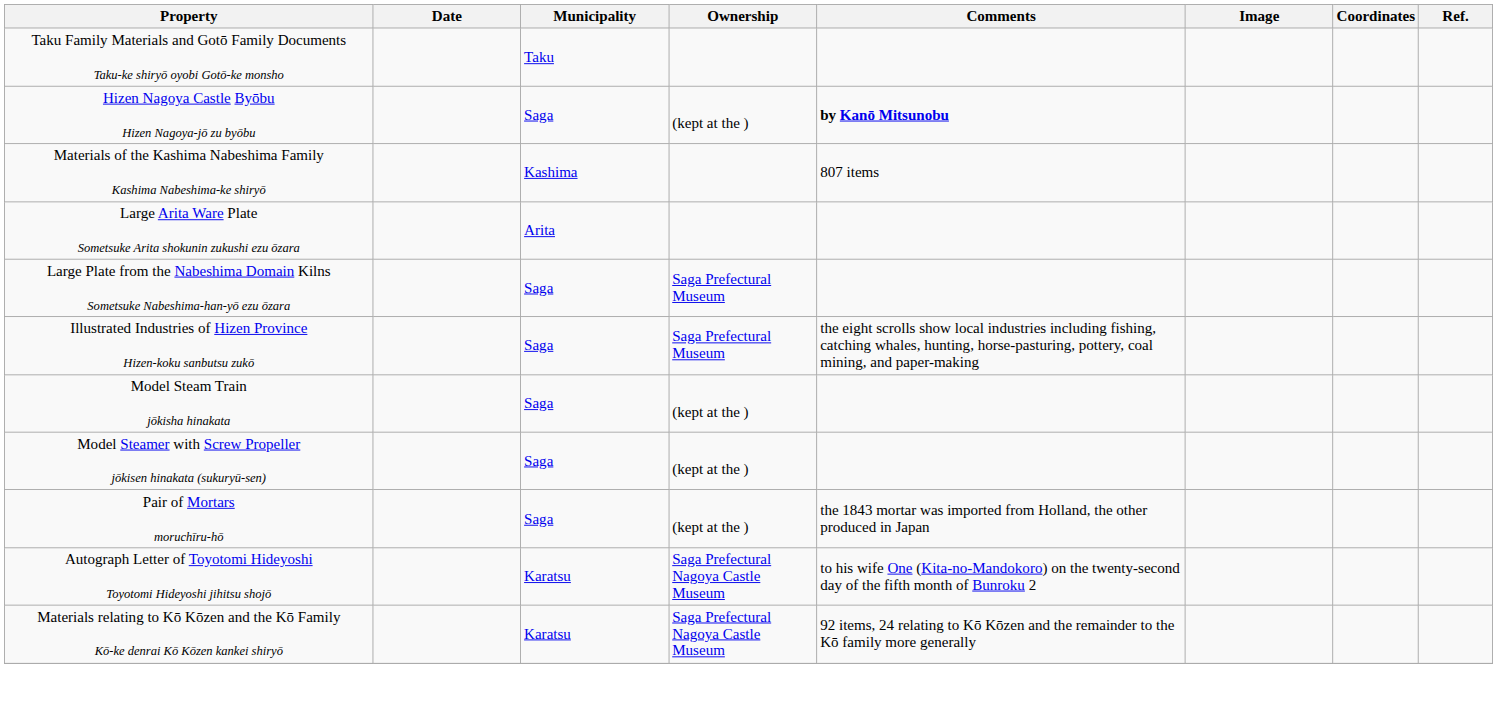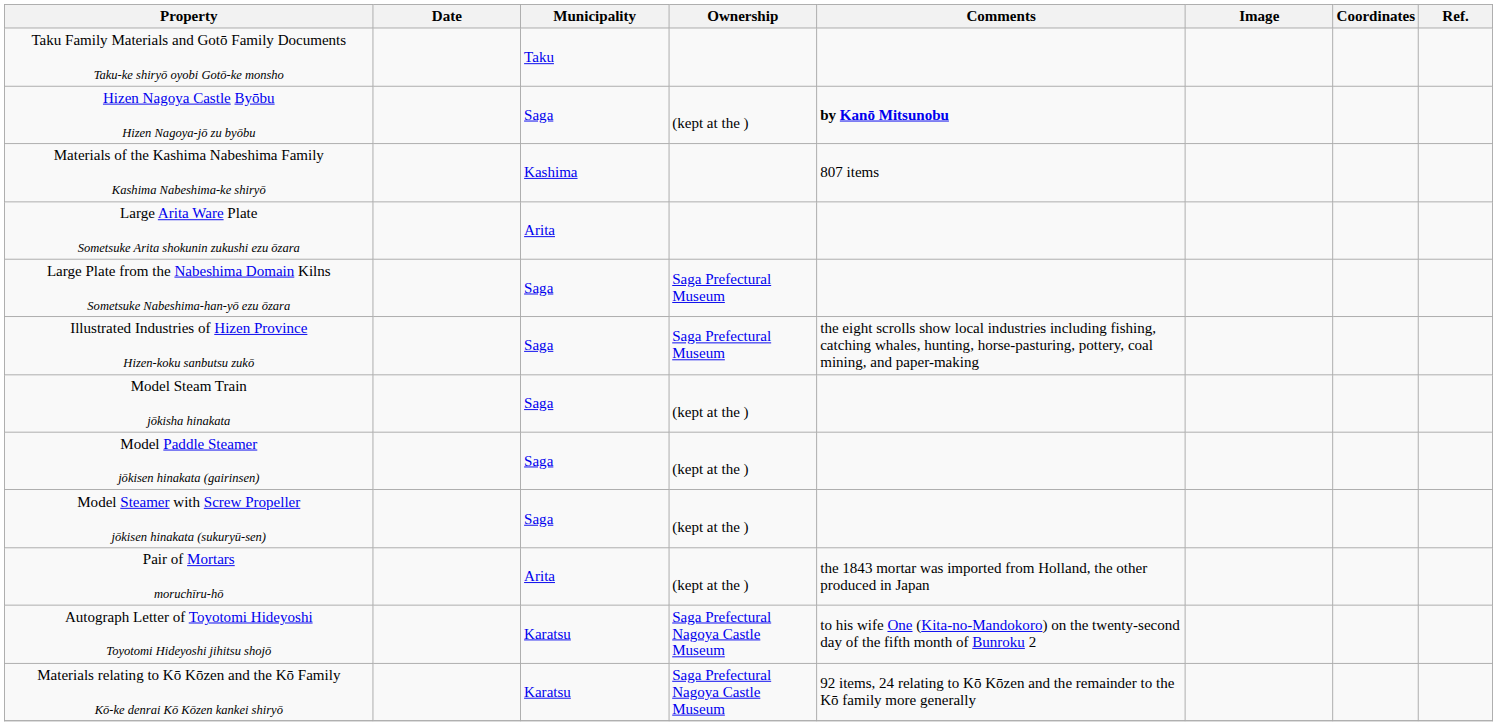+ row: (189, 461)
(539, 518) Saga -> (540, 576) Arita
